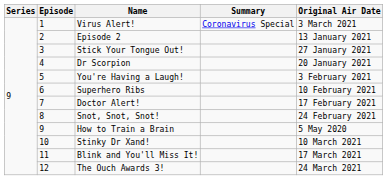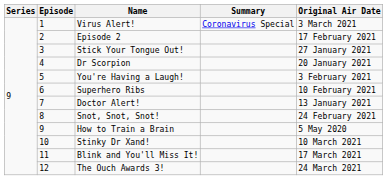(335, 37) 13 January 2021 -> (337, 37) 17 February 2021
(337, 103) 17 February 2021 -> (335, 103) 13 January 2021
